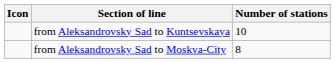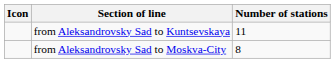(241, 31) 10 -> (241, 31) 11
